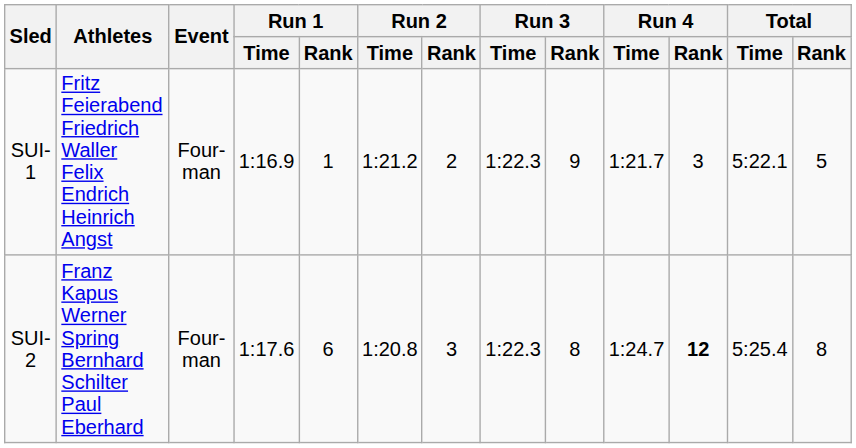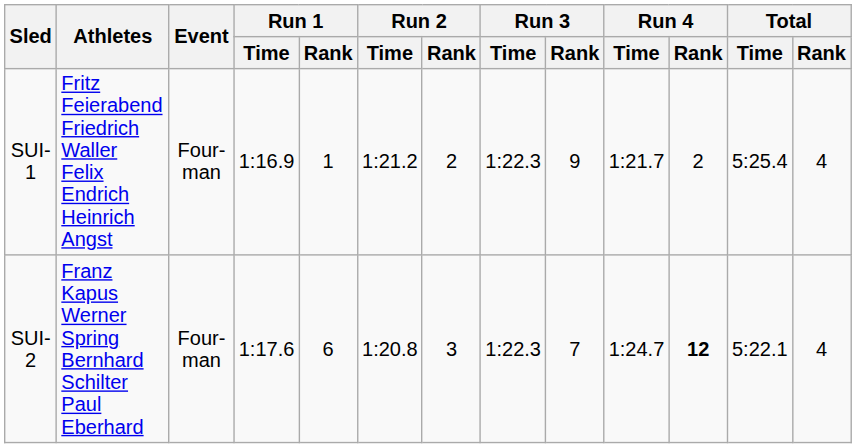(698, 162) 3 -> (698, 162) 2
(760, 162) 5:22.1 -> (760, 162) 5:25.4
(821, 162) 5 -> (821, 162) 4
(575, 349) 8 -> (575, 349) 7
(760, 349) 5:25.4 -> (760, 349) 5:22.1
(821, 349) 8 -> (821, 349) 4
